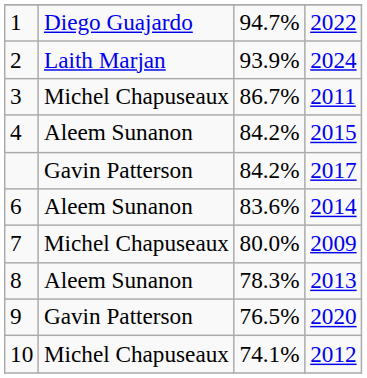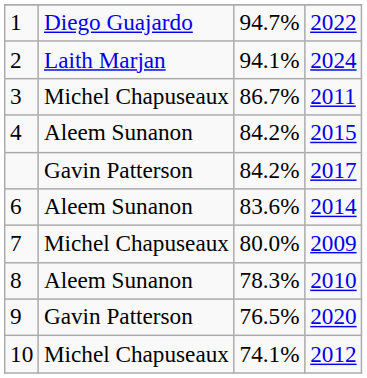(270, 59) 93.9% -> (270, 59) 94.1%
(333, 280) 2013 -> (333, 280) 2010
